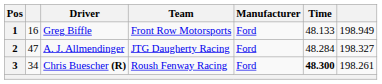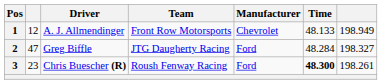(33, 31) 16 -> (33, 31) 12
(68, 31) Greg Biffle -> (84, 31) A. J. Allmendinger
(246, 31) Ford -> (257, 31) Chevrolet
(84, 48) A. J. Allmendinger -> (68, 48) Greg Biffle
(33, 66) 34 -> (33, 66) 23
